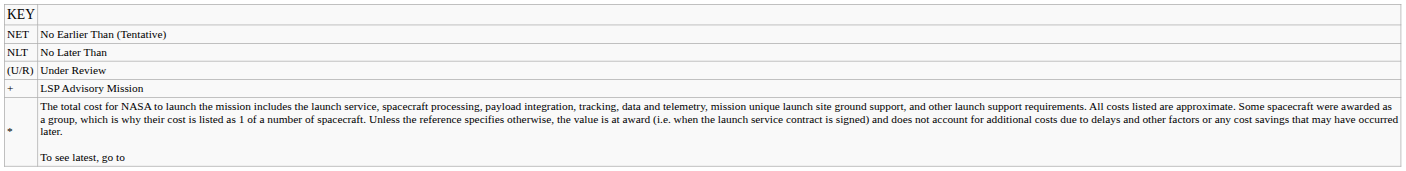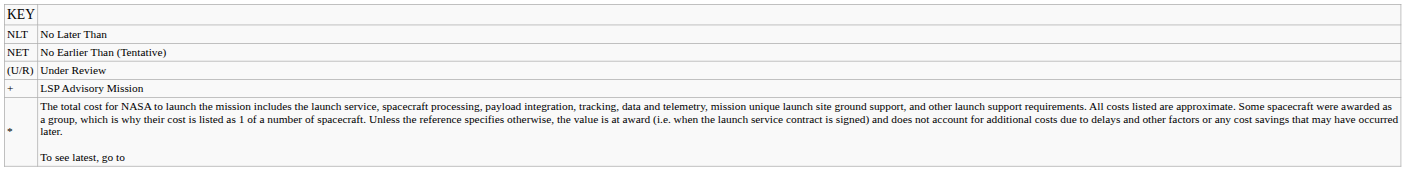rows swapped: (18, 34) <-> (17, 52)
